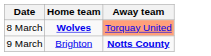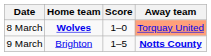+ column: (119, 12)
